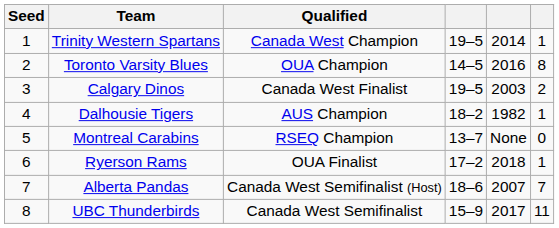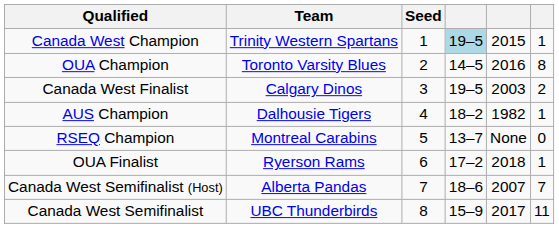columns swapped: (26, 16) <-> (334, 16)
(466, 41) no background -> (466, 41) lightblue background
(508, 41) 2014 -> (508, 41) 2015
